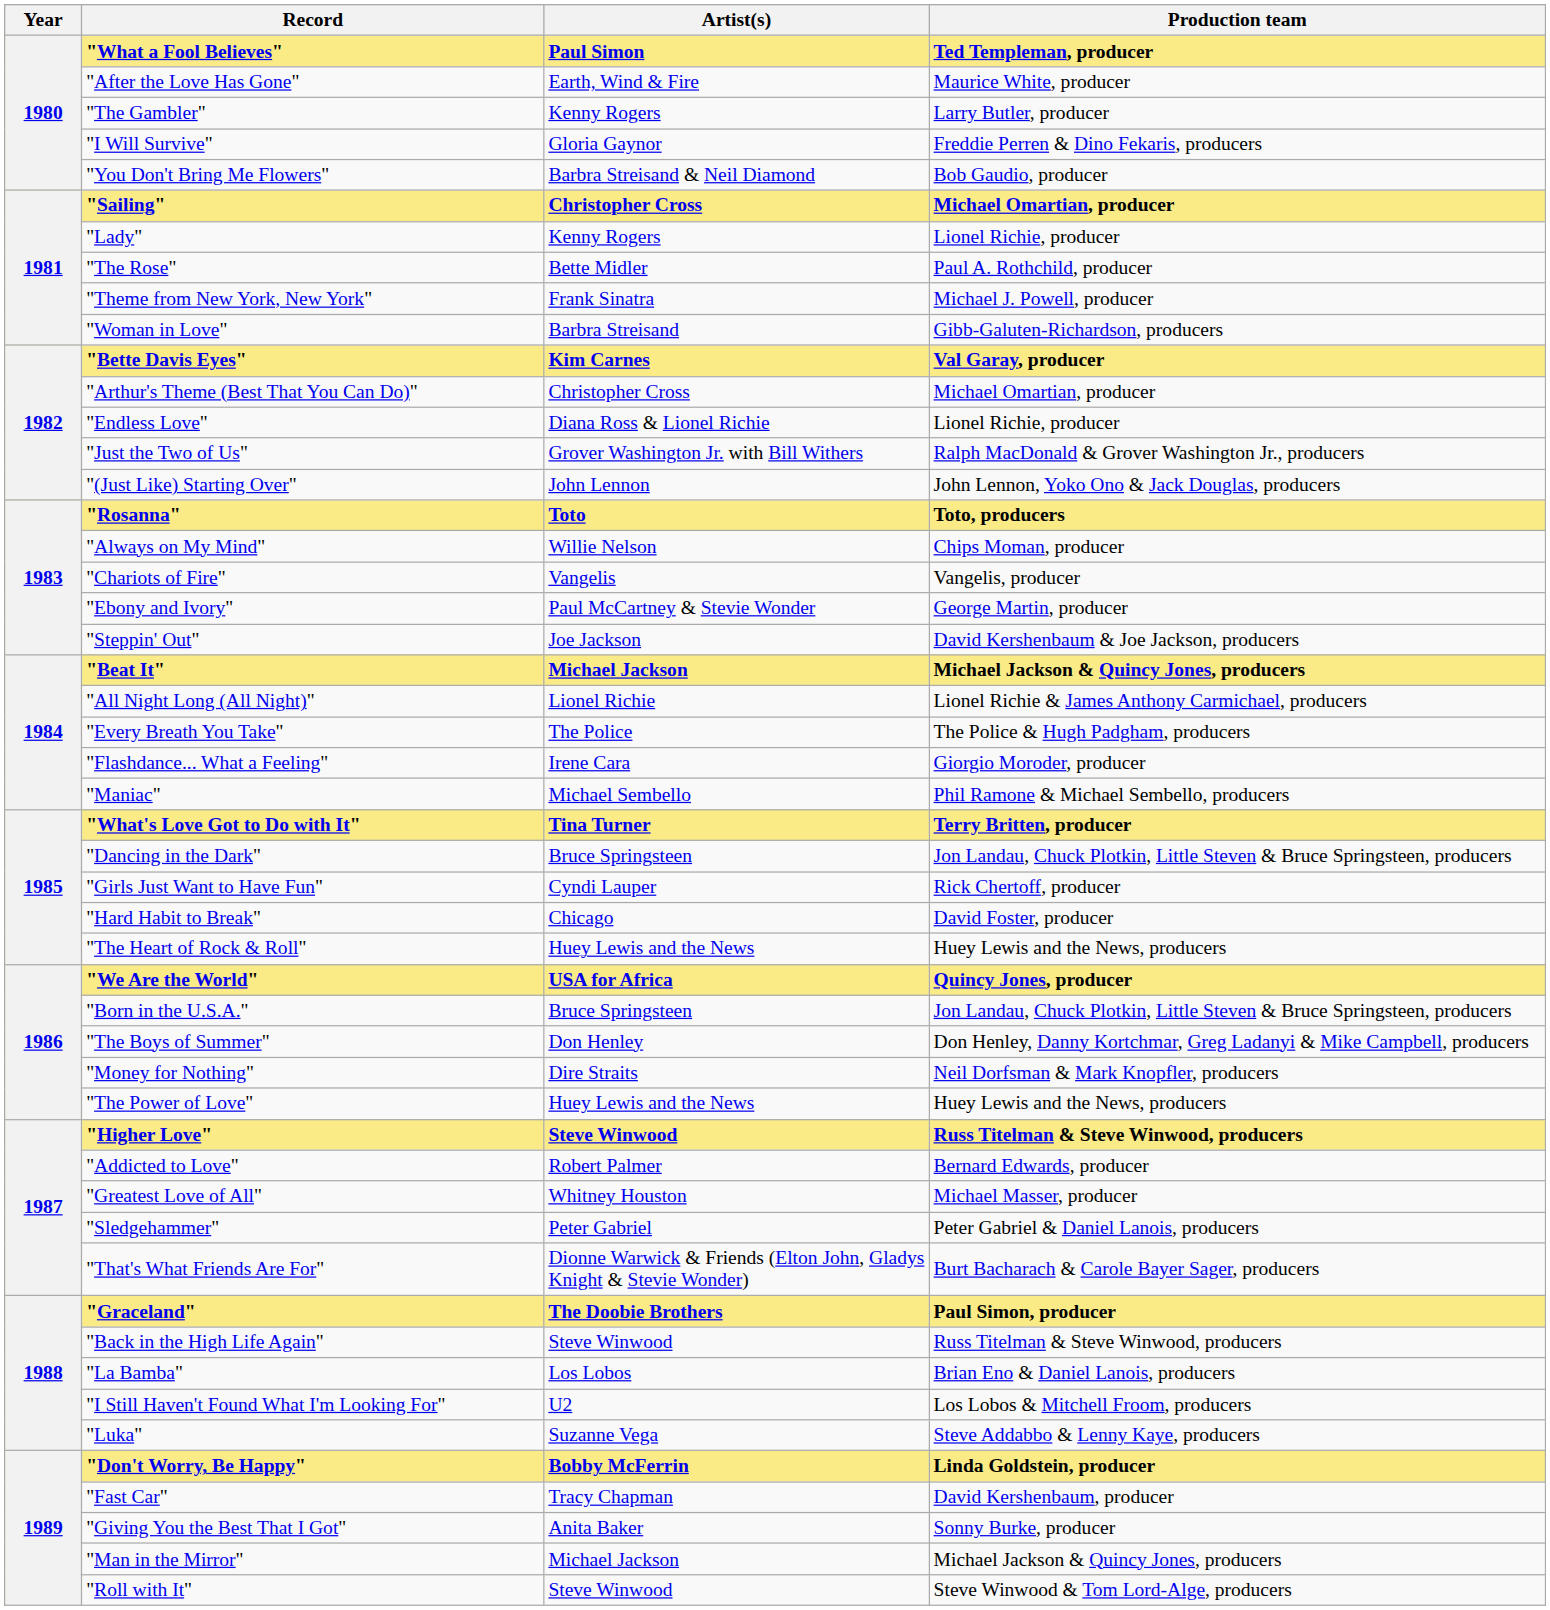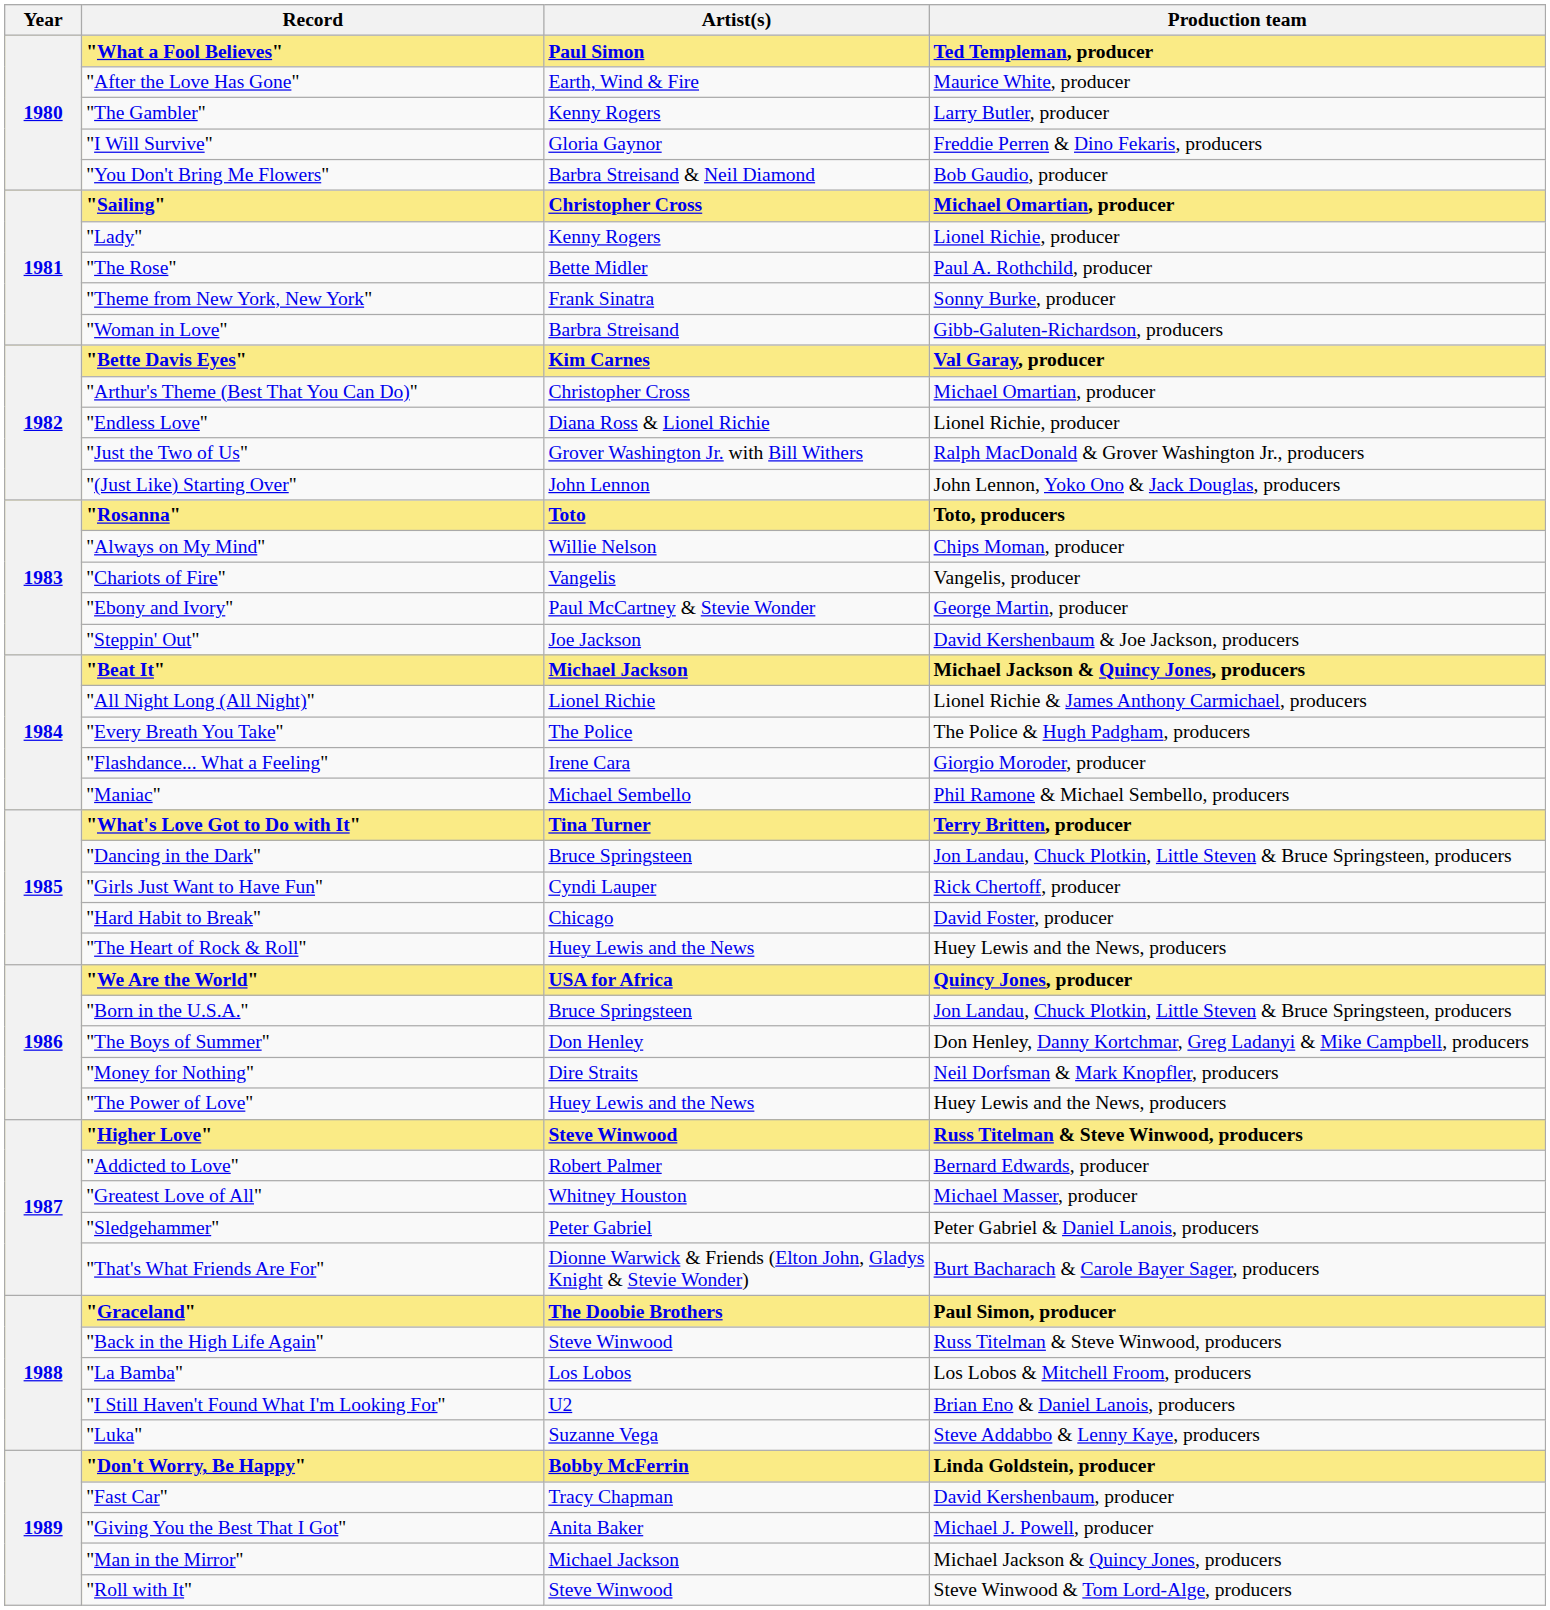(1043, 298) Michael J. Powell, producer -> (1024, 298) Sonny Burke, producer
(1084, 1373) Brian Eno & Daniel Lanois, producers -> (1092, 1373) Los Lobos & Mitchell Froom, producers
(1092, 1404) Los Lobos & Mitchell Froom, producers -> (1084, 1404) Brian Eno & Daniel Lanois, producers
(1024, 1527) Sonny Burke, producer -> (1043, 1527) Michael J. Powell, producer
